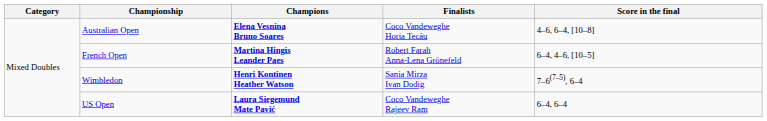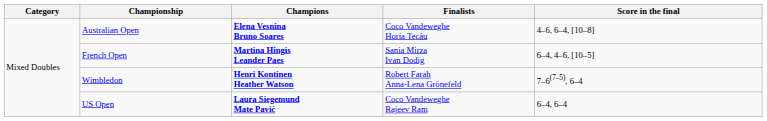(423, 55) Robert Farah Anna-Lena Grönefeld -> (406, 55) Sania Mirza Ivan Dodig
(406, 80) Sania Mirza Ivan Dodig -> (423, 80) Robert Farah Anna-Lena Grönefeld
